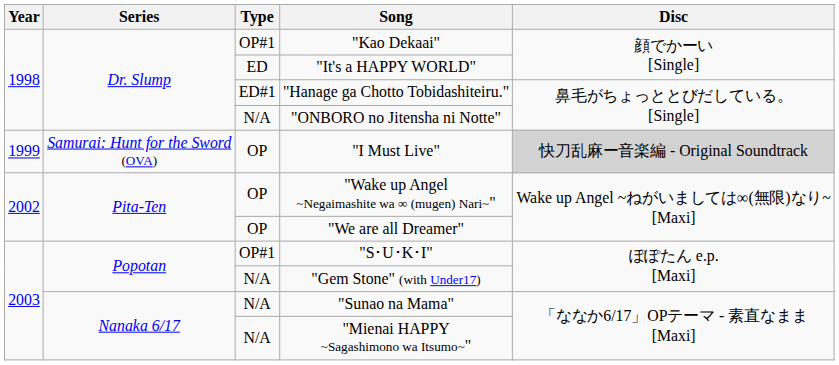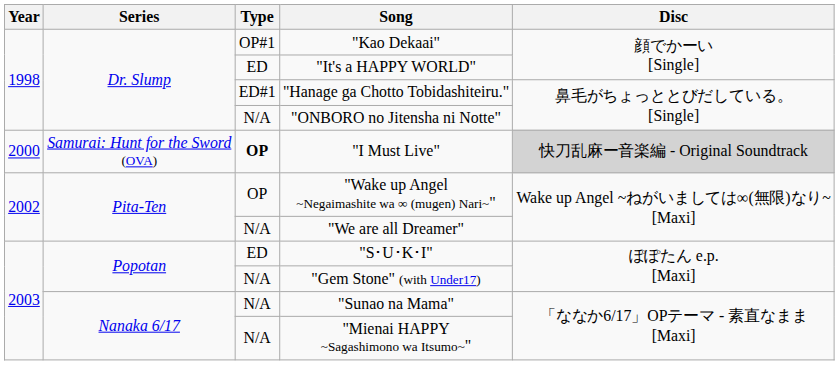(24, 151) 1999 -> (24, 151) 2000
(257, 151) normal -> (257, 151) bold
(257, 228) OP -> (257, 228) N/A
(257, 253) OP#1 -> (257, 253) ED
